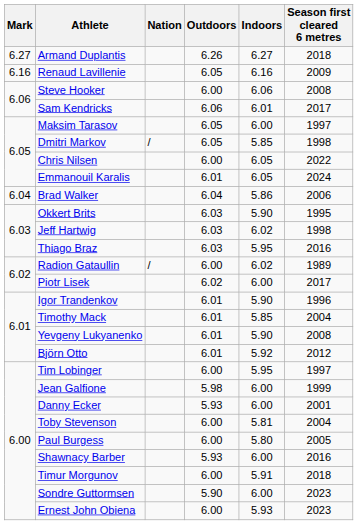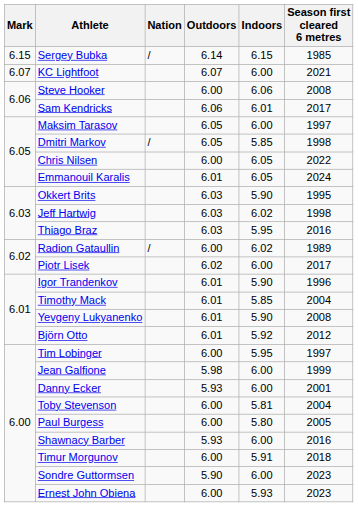- row: (82, 55)
- row: (82, 73)
+ row: (72, 55)
+ row: (68, 73)
- row: (68, 195)
